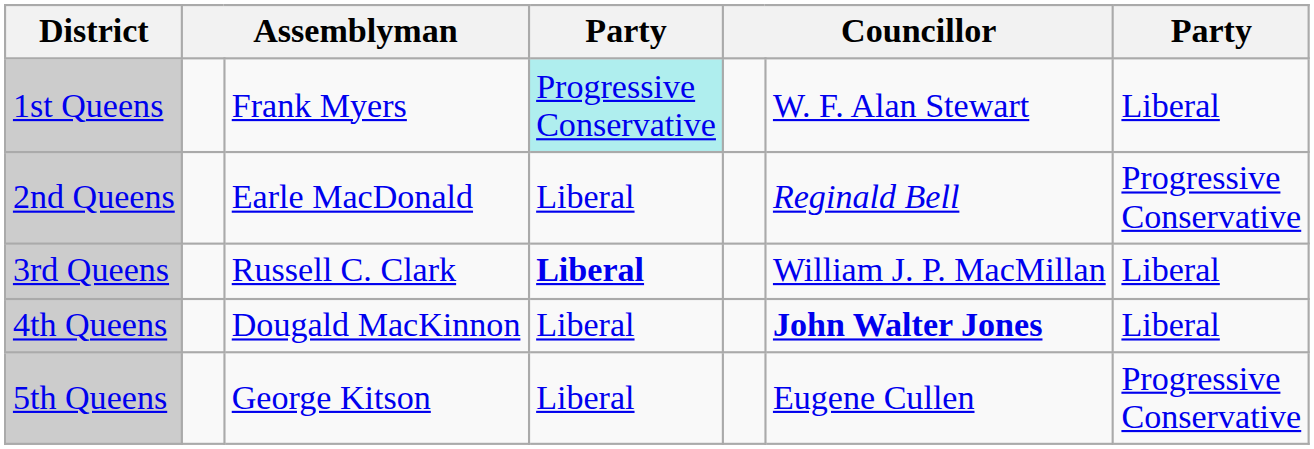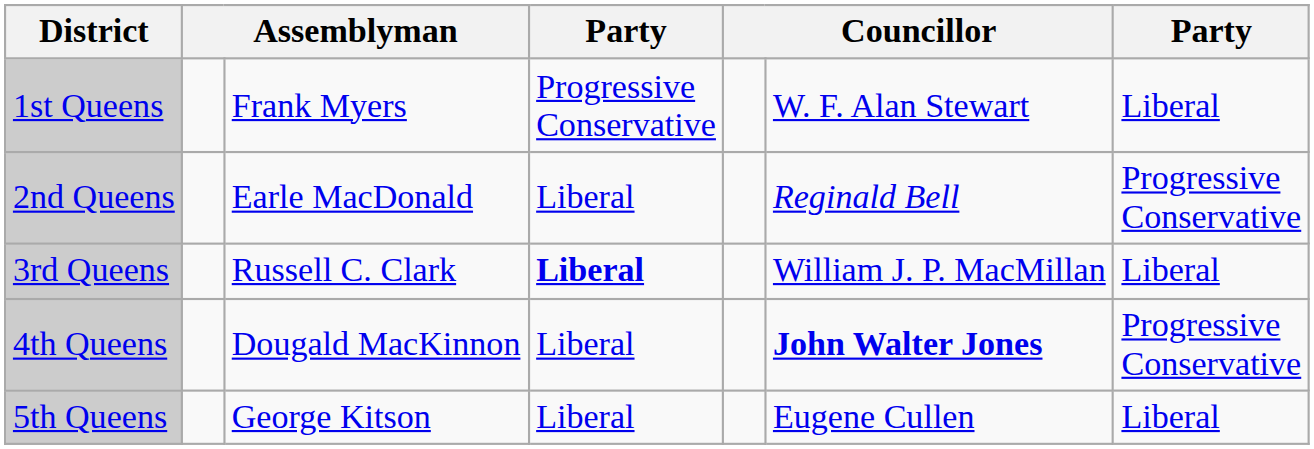(626, 104) paleturquoise background -> (626, 104) no background
(1171, 324) Liberal -> (1211, 343) Progressive Conservative
(1211, 397) Progressive Conservative -> (1171, 416) Liberal
